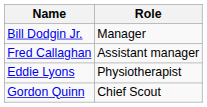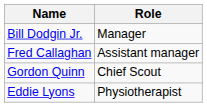rows swapped: (41, 72) <-> (46, 92)
